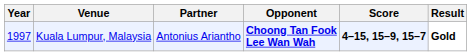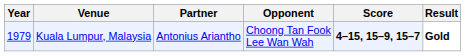(19, 36) 1997 -> (19, 36) 1979
(291, 36) bold -> (288, 36) normal
